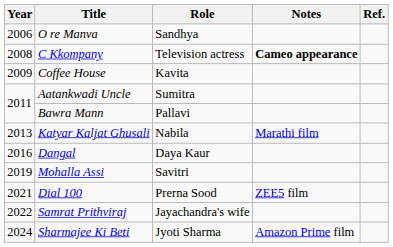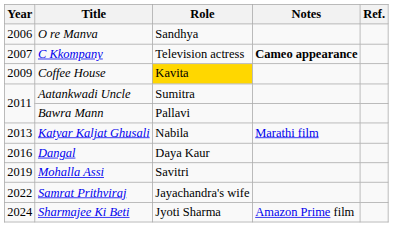(20, 53) 2008 -> (20, 53) 2007
(172, 73) no background -> (172, 73) gold background
- row: (60, 192)
